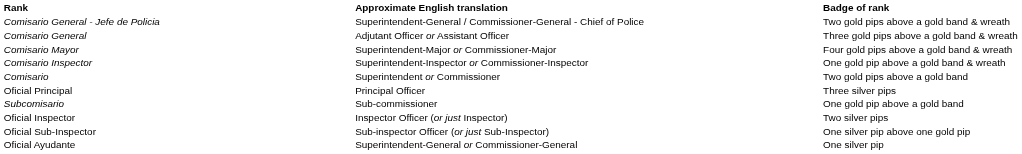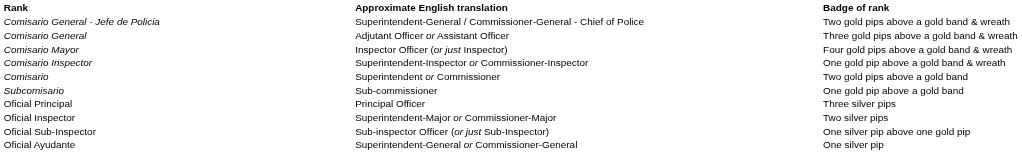(456, 49) Superintendent-Major or Commissioner-Major -> (431, 49) Inspector Officer (or just Inspector)
rows swapped: (34, 104) <-> (38, 90)
(431, 117) Inspector Officer (or just Inspector) -> (456, 117) Superintendent-Major or Commissioner-Major
